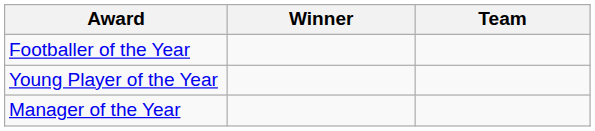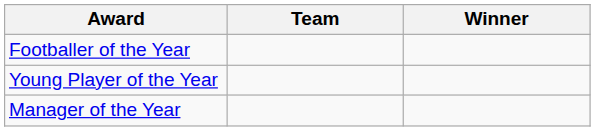columns swapped: (321, 19) <-> (503, 19)
